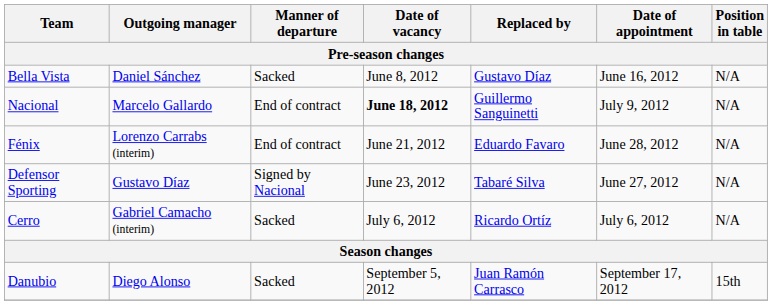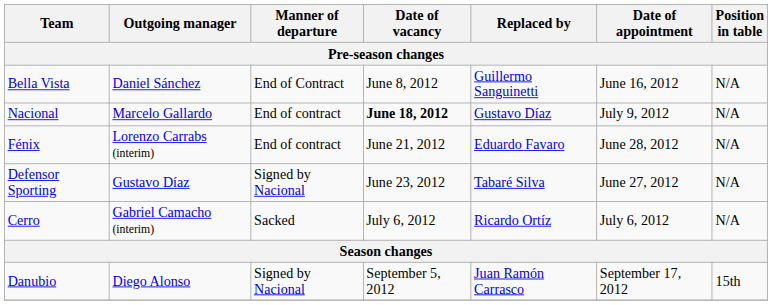(274, 76) Sacked -> (299, 84) End of Contract
(513, 76) Gustavo Díaz -> (506, 84) Guillermo Sanguinetti
(506, 106) Guillermo Sanguinetti -> (513, 114) Gustavo Díaz
(274, 281) Sacked -> (282, 281) Signed by Nacional
